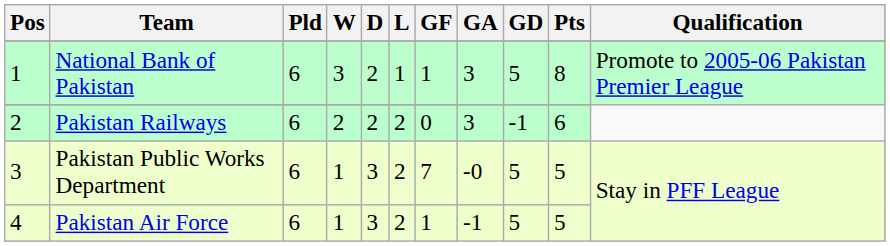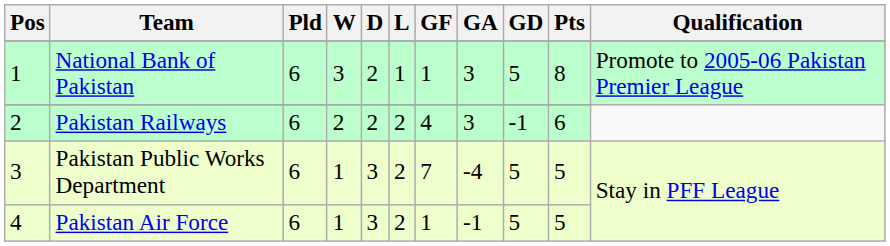(426, 122) 0 -> (426, 122) 4
(473, 172) -0 -> (473, 172) -4
